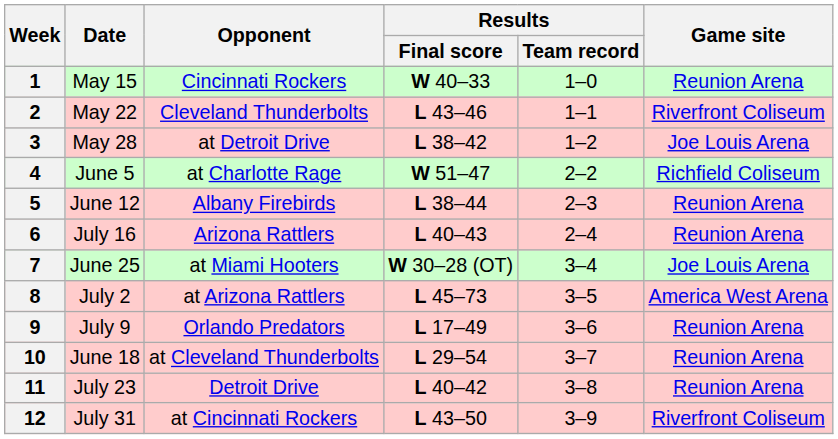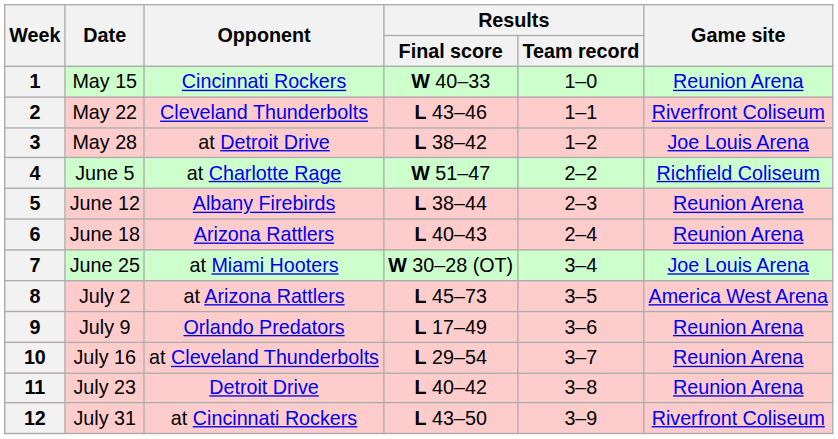(105, 234) July 16 -> (105, 234) June 18
(105, 357) June 18 -> (105, 357) July 16
